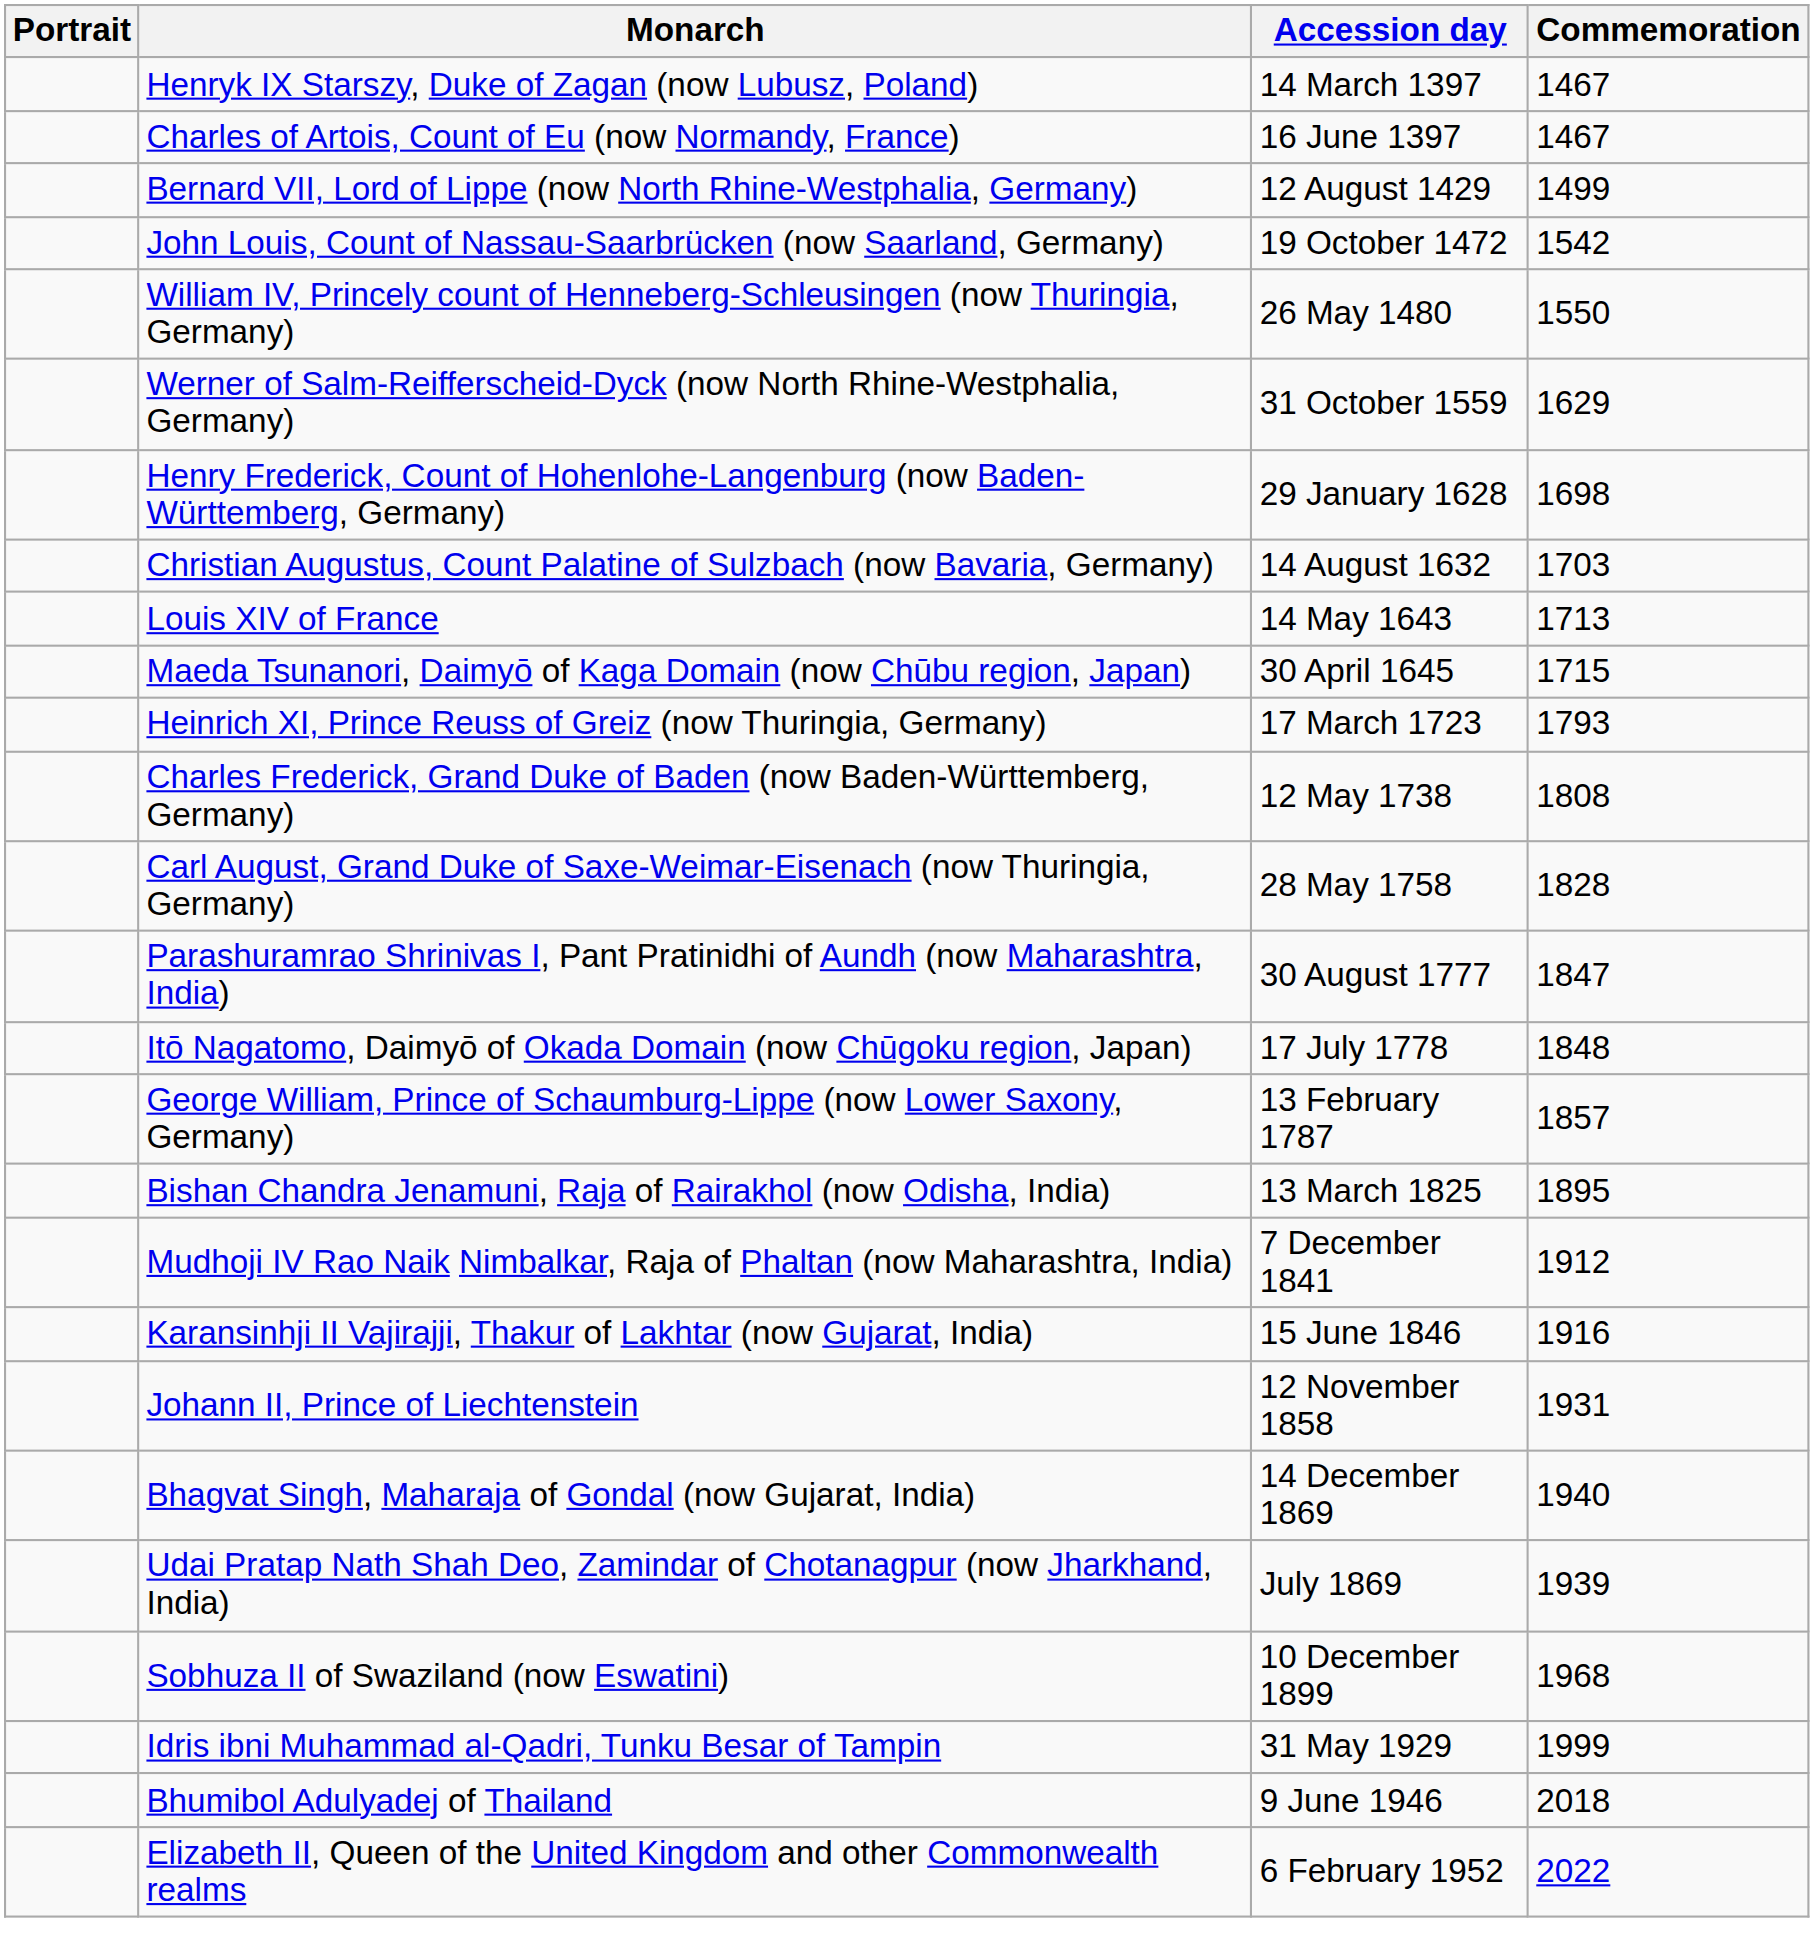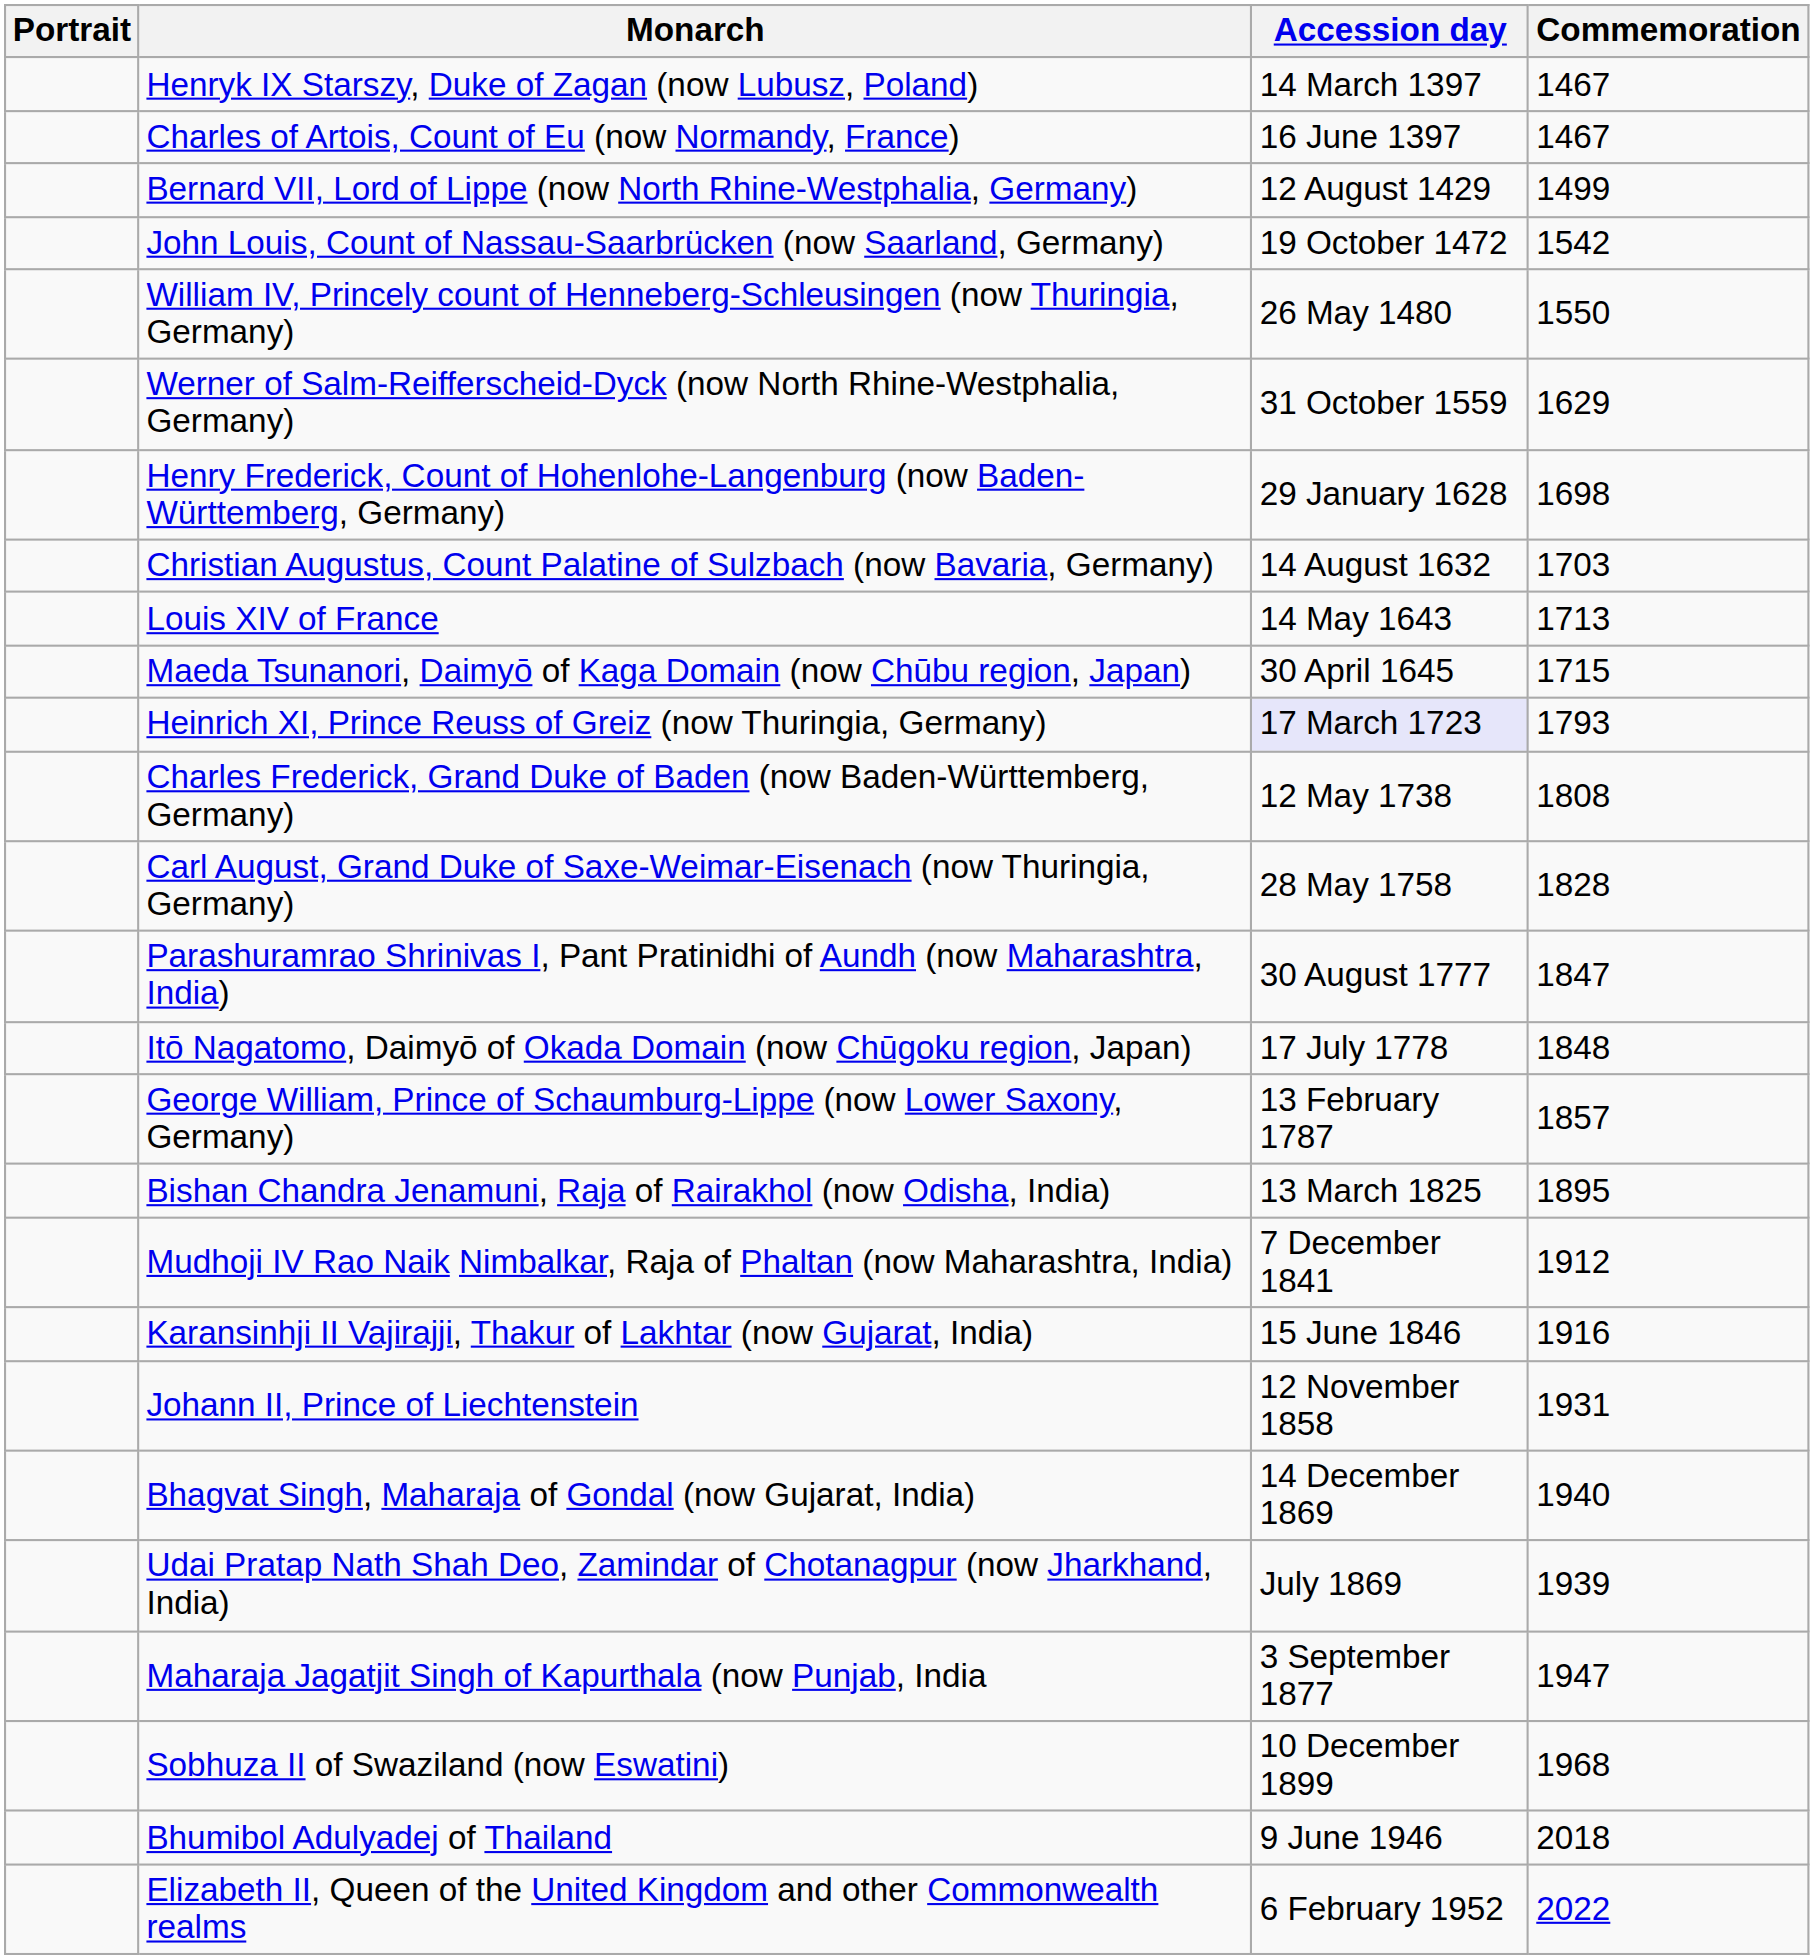(1371, 723) no background -> (1371, 723) lavender background
+ row: (566, 1675)
- row: (544, 1746)
